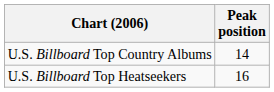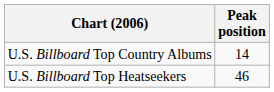(242, 76) 16 -> (242, 76) 46
